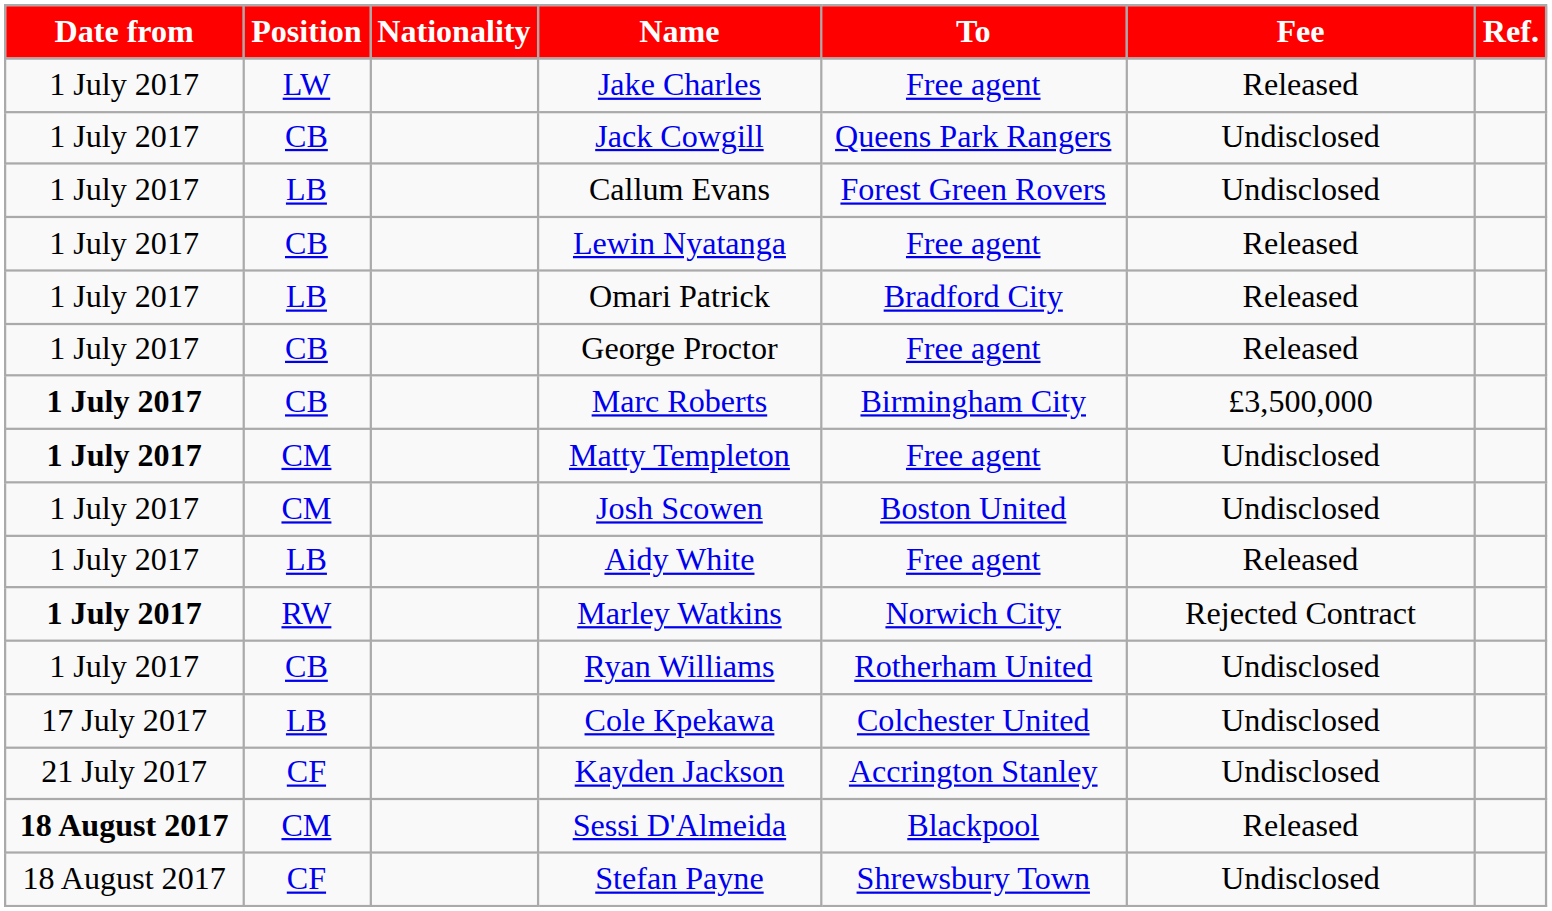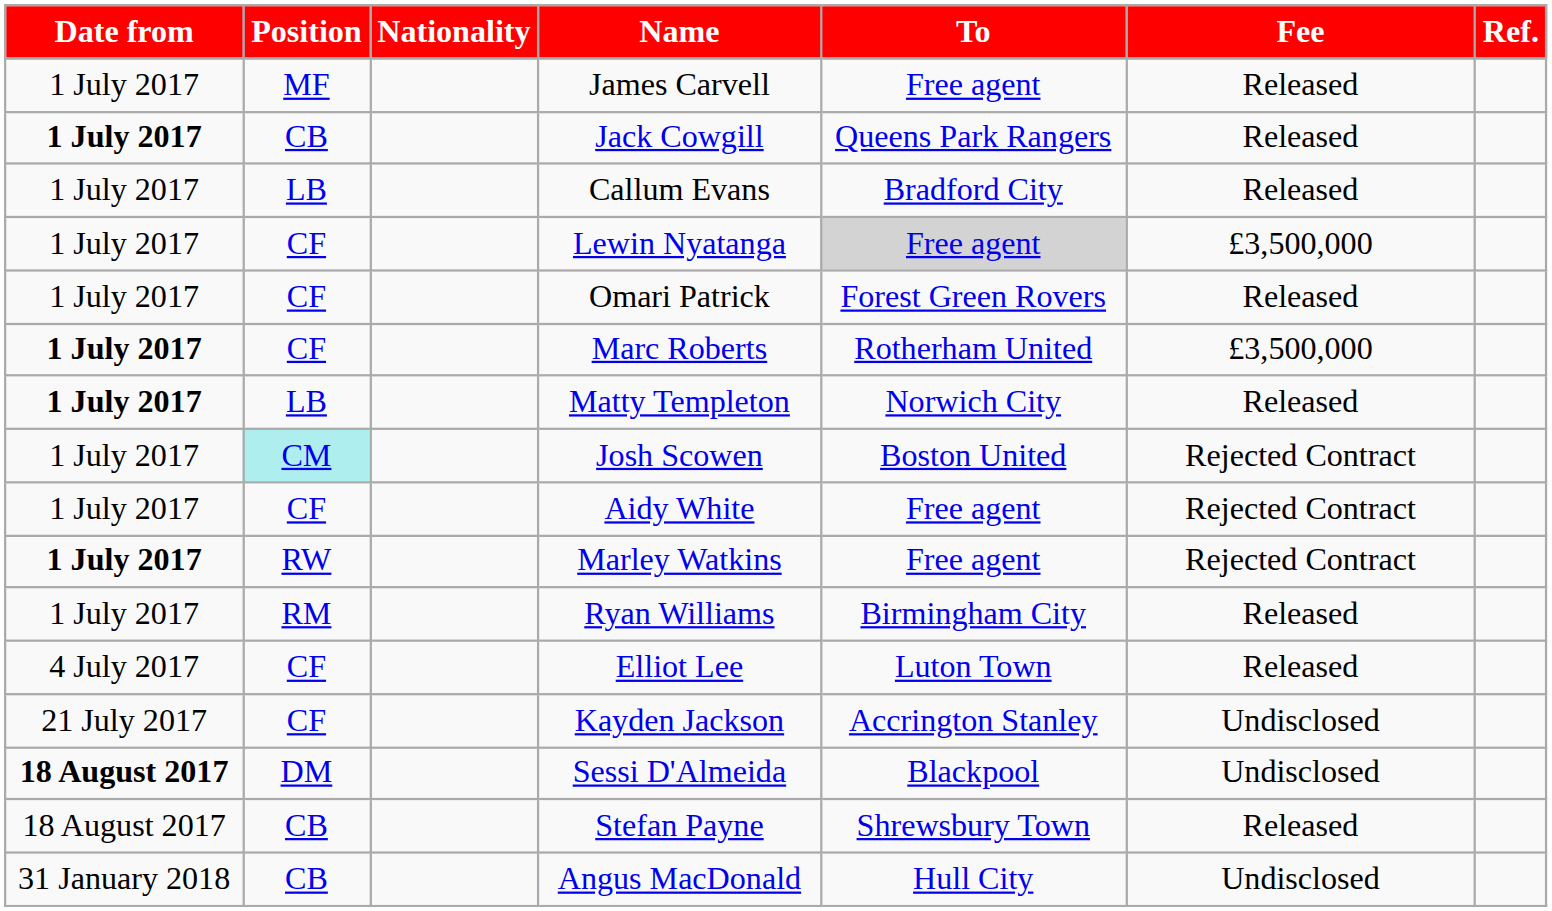+ row: (679, 84)
- row: (679, 84)
(124, 137) normal -> (124, 137) bold
(1301, 137) Undisclosed -> (1300, 137) Released
(973, 190) Forest Green Rovers -> (973, 190) Bradford City
(1301, 190) Undisclosed -> (1300, 190) Released
(306, 243) CB -> (306, 243) CF
(973, 243) no background -> (973, 243) lightgrey background
(1300, 243) Released -> (1300, 243) £3,500,000
(306, 296) LB -> (306, 296) CF
(973, 296) Bradford City -> (973, 296) Forest Green Rovers
- row: (679, 349)
(306, 402) CB -> (306, 349) CF
(973, 402) Birmingham City -> (973, 349) Rotherham United
(306, 455) CM -> (306, 402) LB
(973, 455) Free agent -> (973, 402) Norwich City
(1301, 455) Undisclosed -> (1300, 402) Released
(306, 508) no background -> (306, 455) paleturquoise background
(1301, 508) Undisclosed -> (1301, 455) Rejected Contract
(306, 560) LB -> (306, 508) CF
(1300, 560) Released -> (1301, 508) Rejected Contract
(973, 613) Norwich City -> (973, 560) Free agent
(306, 666) CB -> (306, 613) RM
(973, 666) Rotherham United -> (973, 613) Birmingham City
(1301, 666) Undisclosed -> (1300, 613) Released
+ row: (679, 666)
- row: (679, 719)
(306, 825) CM -> (306, 772) DM
(1300, 825) Released -> (1301, 772) Undisclosed
(306, 878) CF -> (306, 825) CB
(1301, 878) Undisclosed -> (1300, 825) Released
+ row: (679, 878)
